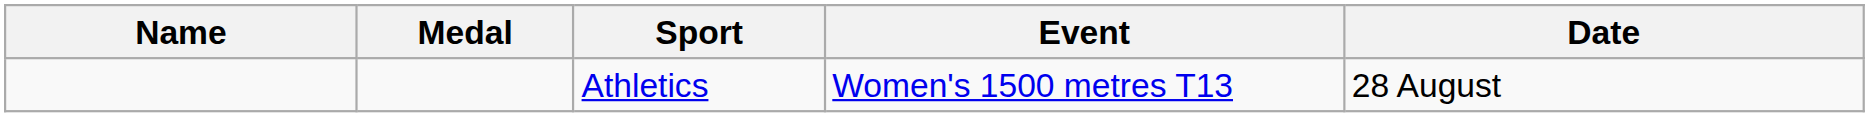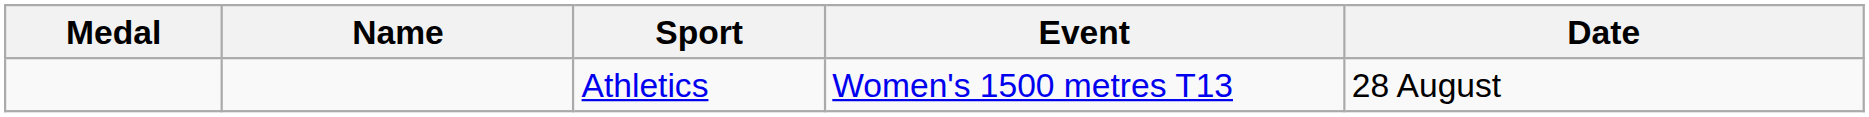columns swapped: (465, 32) <-> (181, 32)
